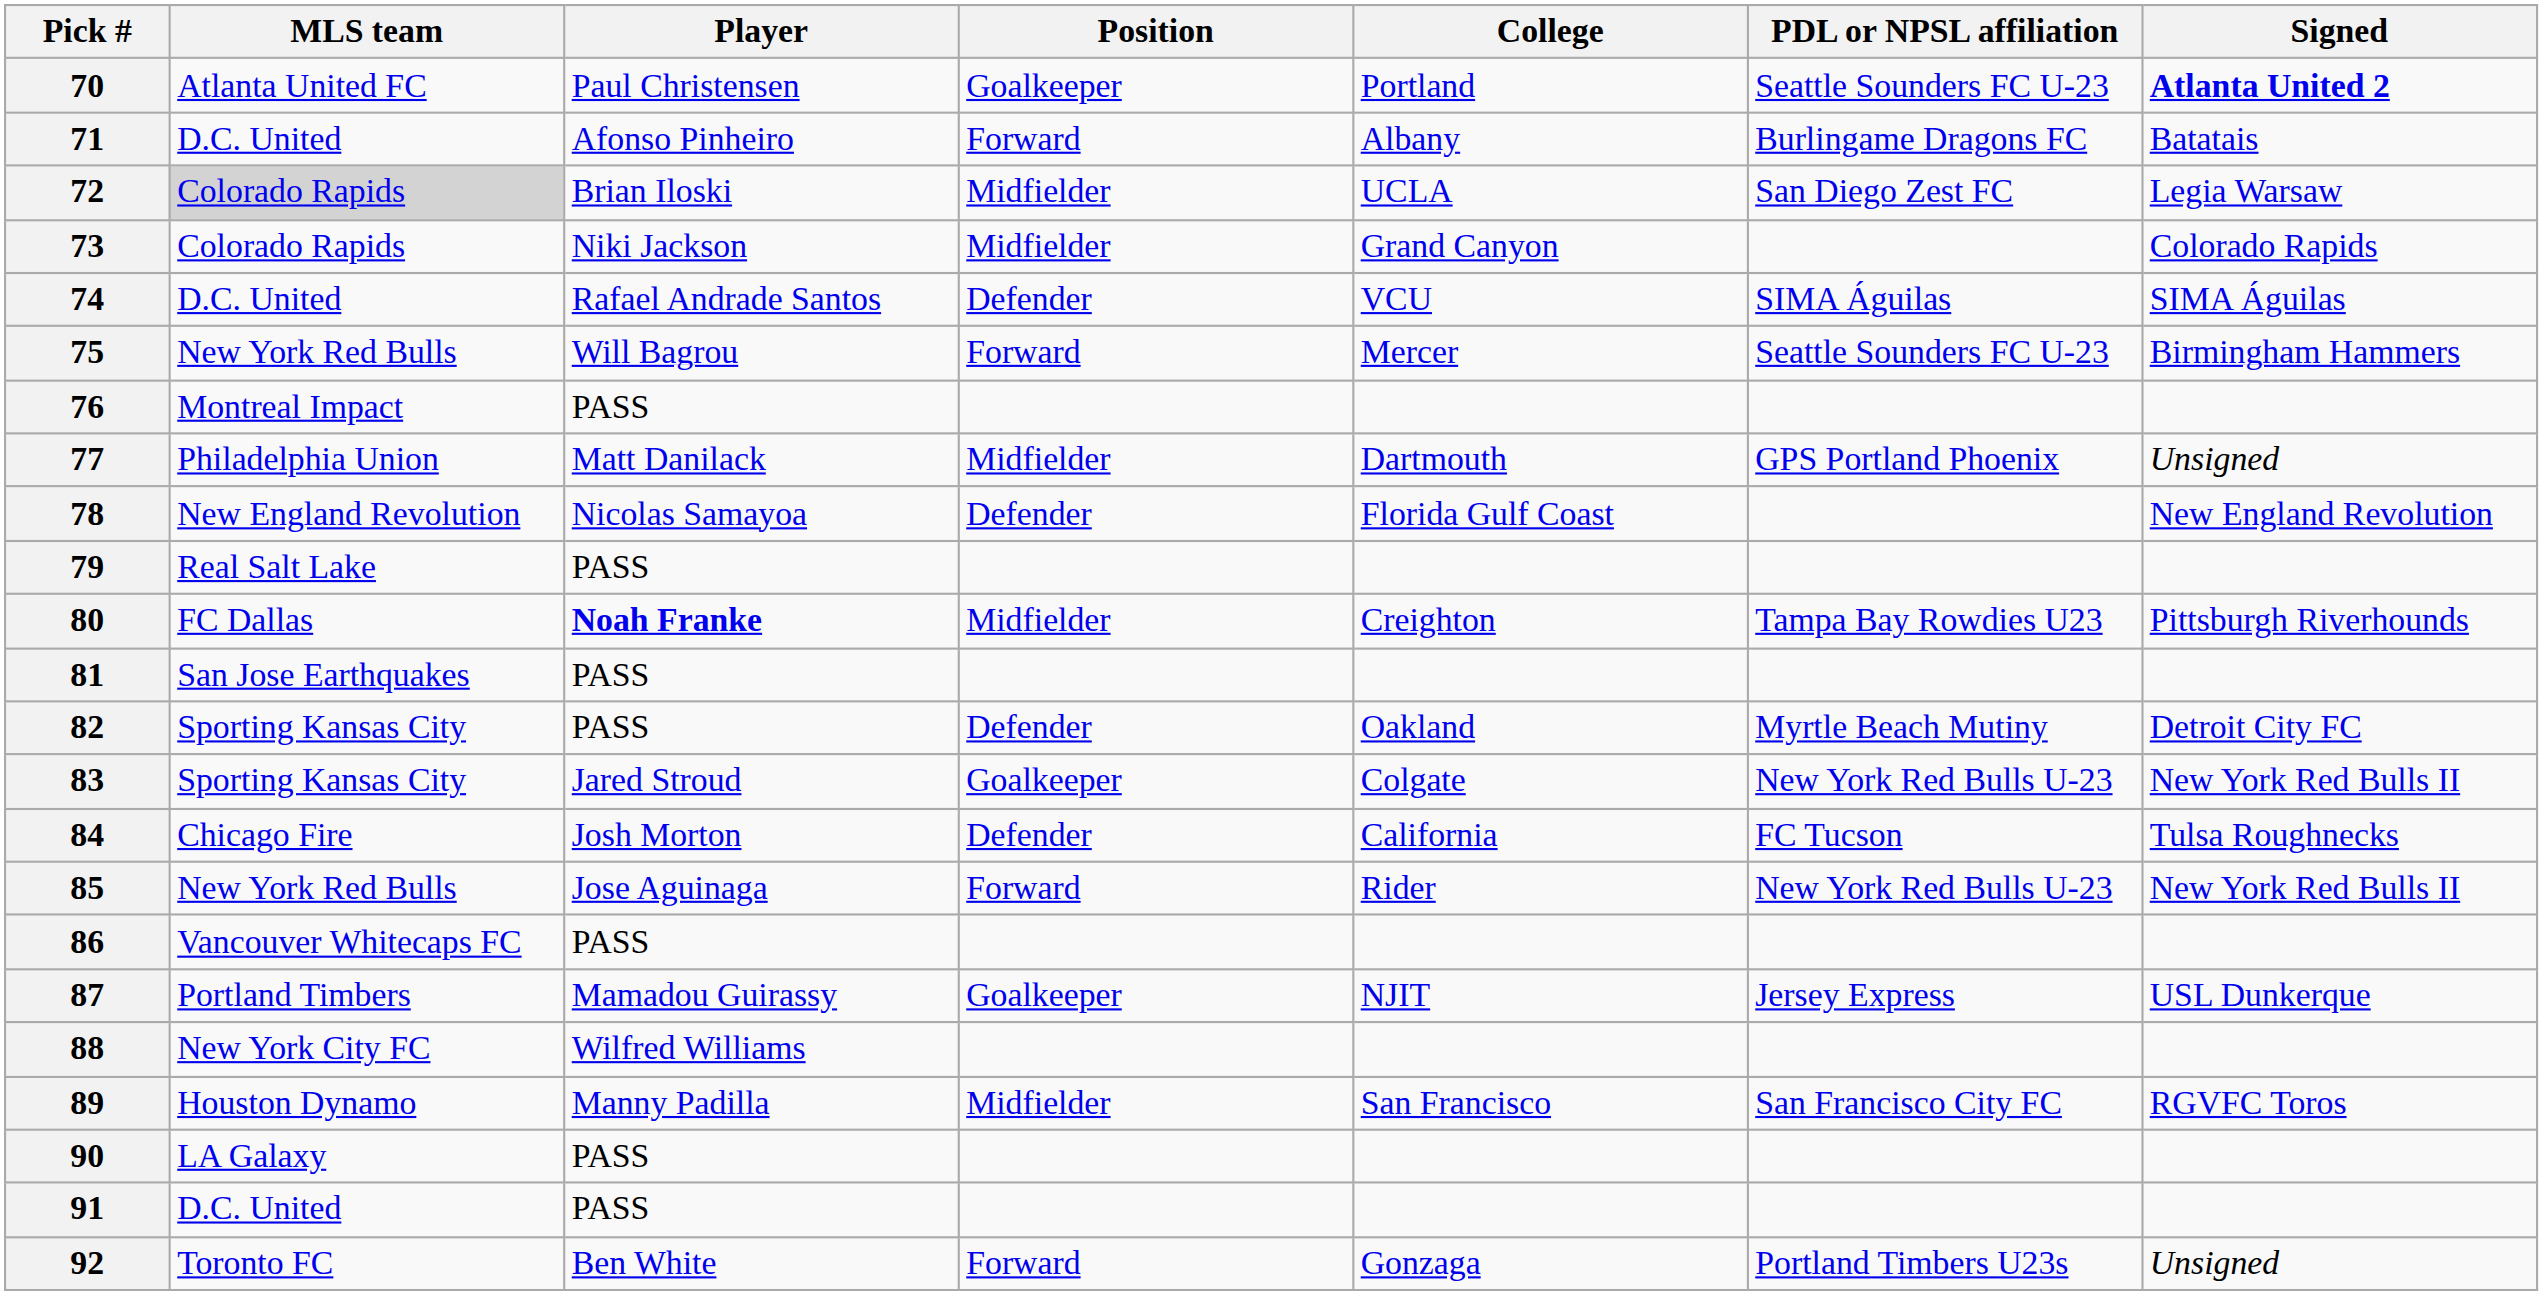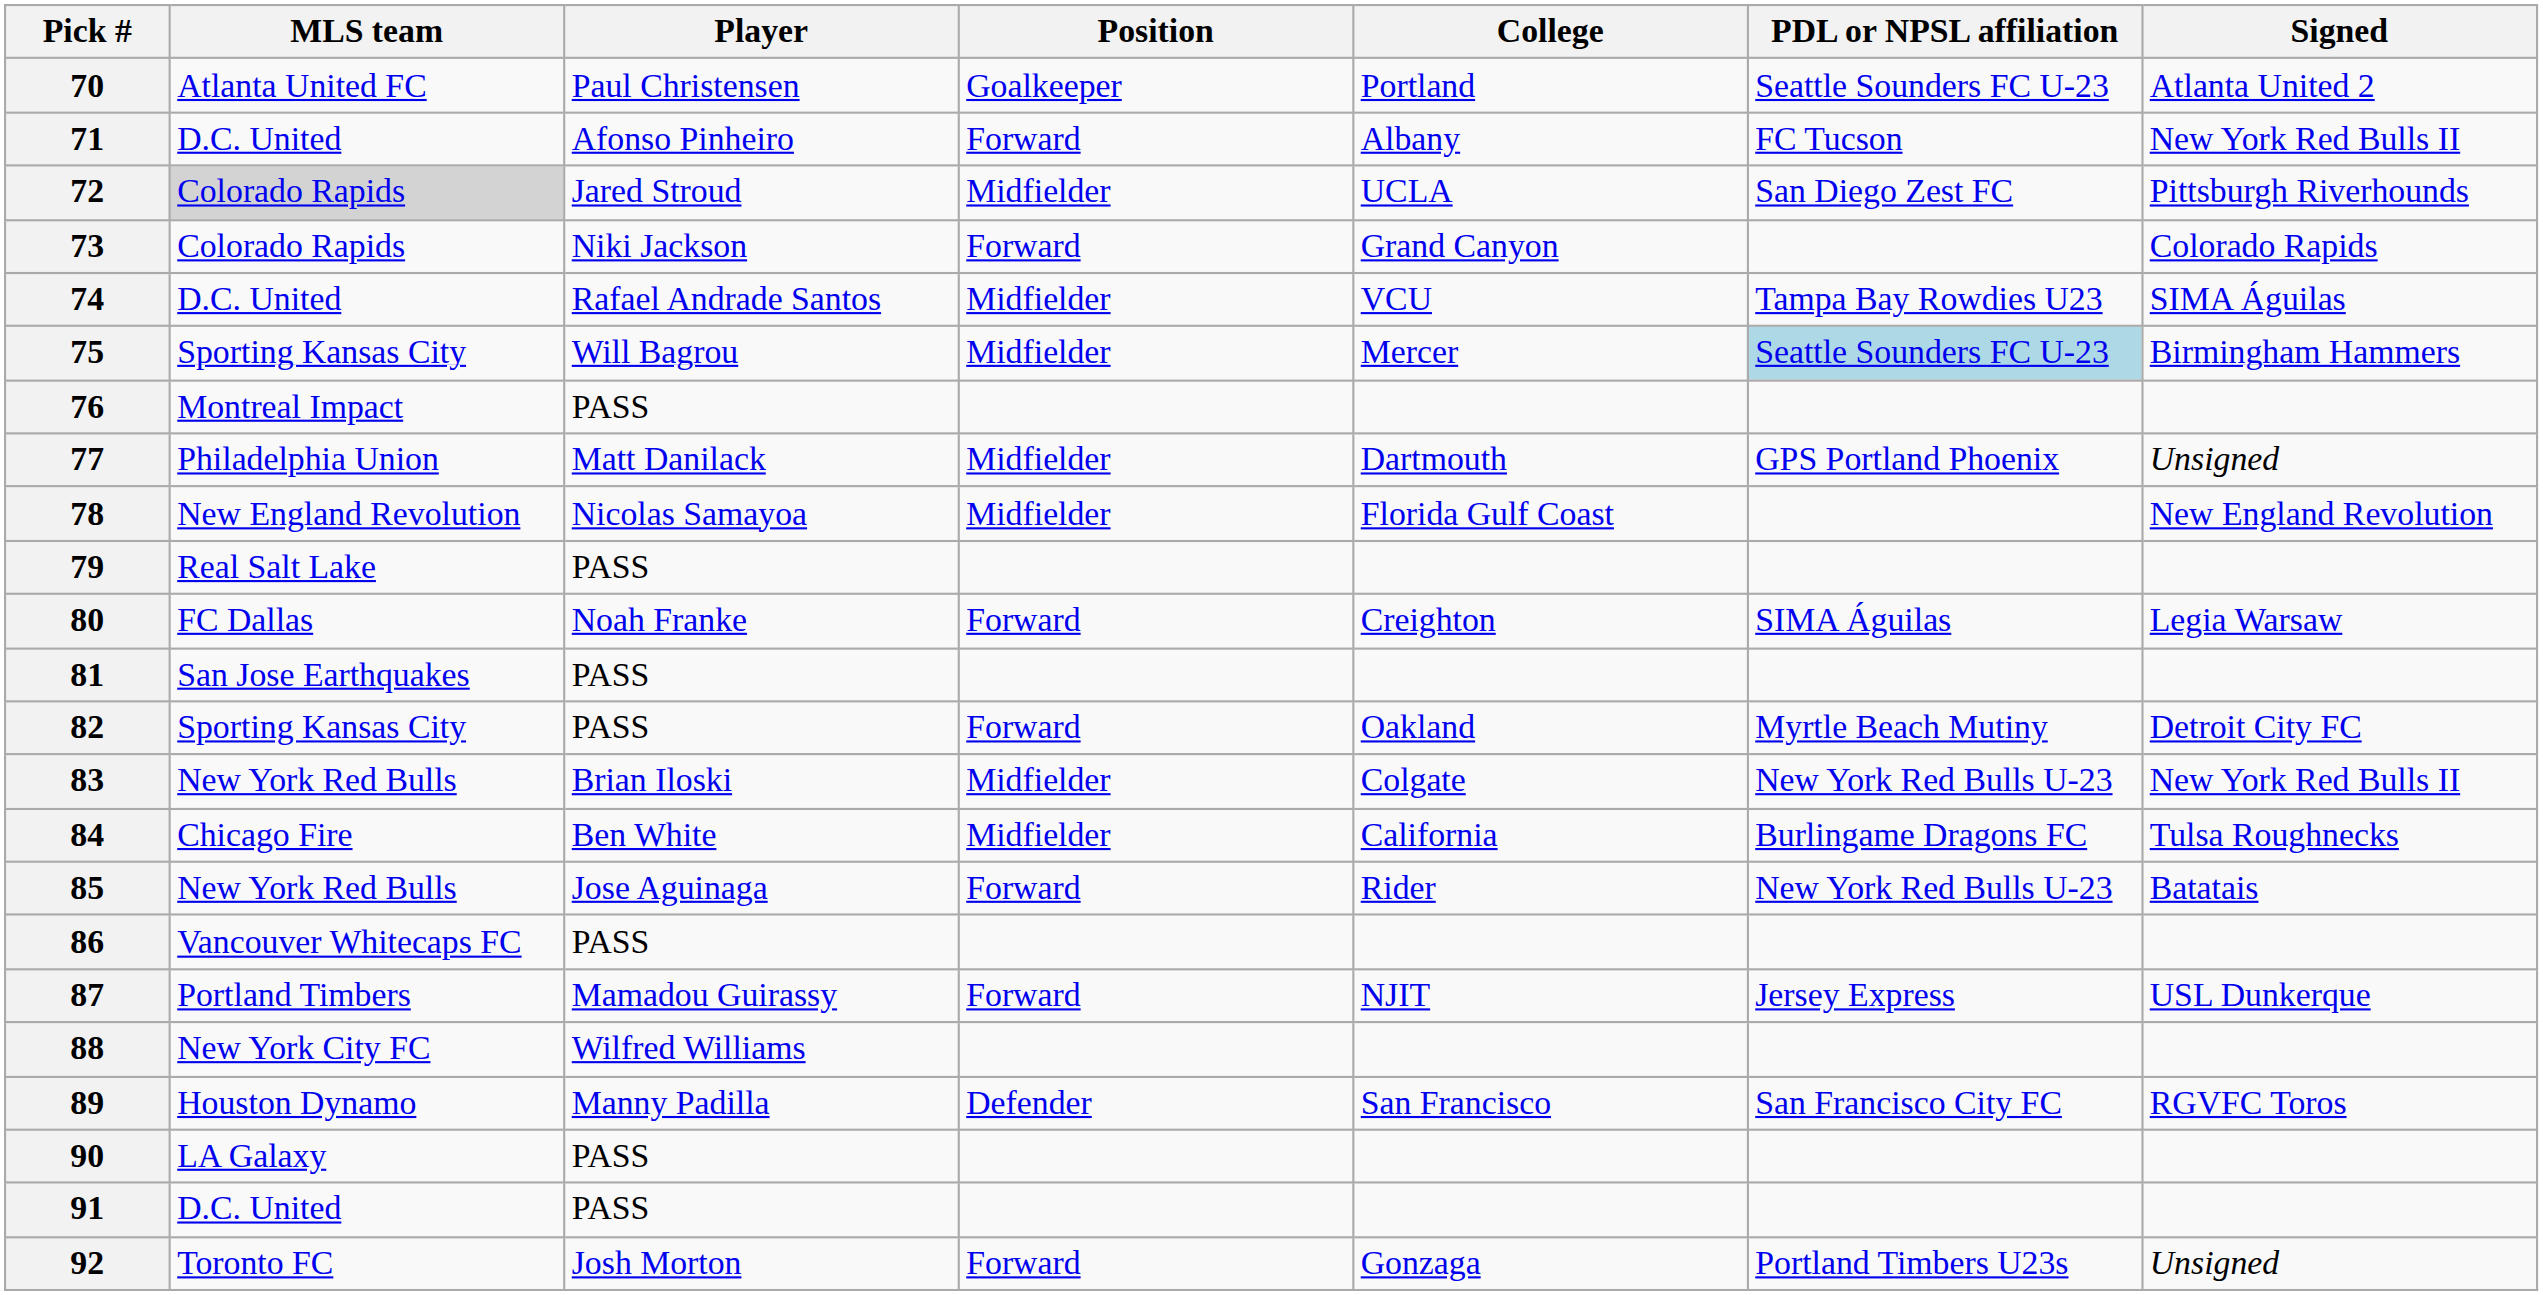(2270, 84) bold -> (2262, 84) normal
(1921, 138) Burlingame Dragons FC -> (1829, 138) FC Tucson
(2204, 138) Batatais -> (2305, 138) New York Red Bulls II
(652, 191) Brian Iloski -> (657, 191) Jared Stroud
(2246, 191) Legia Warsaw -> (2309, 191) Pittsburgh Riverhounds
(1038, 245) Midfielder -> (1023, 245) Forward
(1029, 298) Defender -> (1038, 298) Midfielder
(1853, 298) SIMA Águilas -> (1929, 298) Tampa Bay Rowdies U23
(317, 352) New York Red Bulls -> (322, 352) Sporting Kansas City
(1023, 352) Forward -> (1038, 352) Midfielder
(1932, 352) no background -> (1932, 352) lightblue background
(1029, 513) Defender -> (1038, 513) Midfielder
(667, 620) bold -> (659, 620) normal
(1038, 620) Midfielder -> (1023, 620) Forward
(1929, 620) Tampa Bay Rowdies U23 -> (1853, 620) SIMA Águilas
(2309, 620) Pittsburgh Riverhounds -> (2246, 620) Legia Warsaw
(1029, 727) Defender -> (1023, 727) Forward
(322, 780) Sporting Kansas City -> (317, 780) New York Red Bulls
(657, 780) Jared Stroud -> (652, 780) Brian Iloski
(1044, 780) Goalkeeper -> (1038, 780) Midfielder
(657, 834) Josh Morton -> (644, 834) Ben White
(1029, 834) Defender -> (1038, 834) Midfielder
(1829, 834) FC Tucson -> (1921, 834) Burlingame Dragons FC
(2305, 887) New York Red Bulls II -> (2204, 887) Batatais
(1044, 995) Goalkeeper -> (1023, 995) Forward
(1038, 1102) Midfielder -> (1029, 1102) Defender
(644, 1262) Ben White -> (657, 1262) Josh Morton
